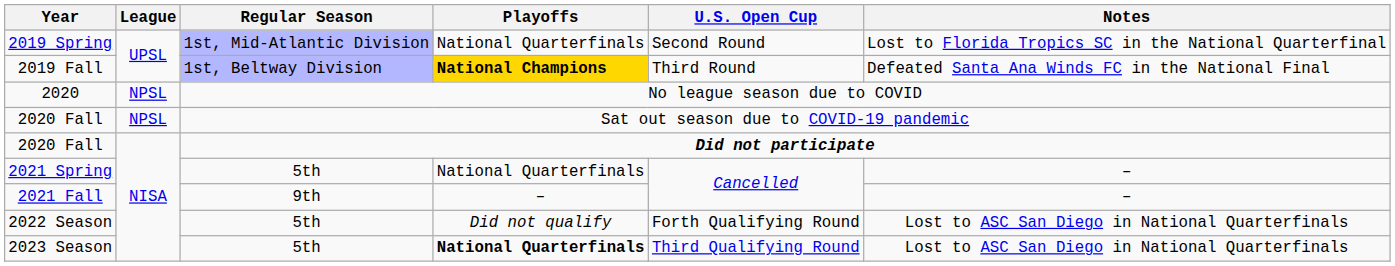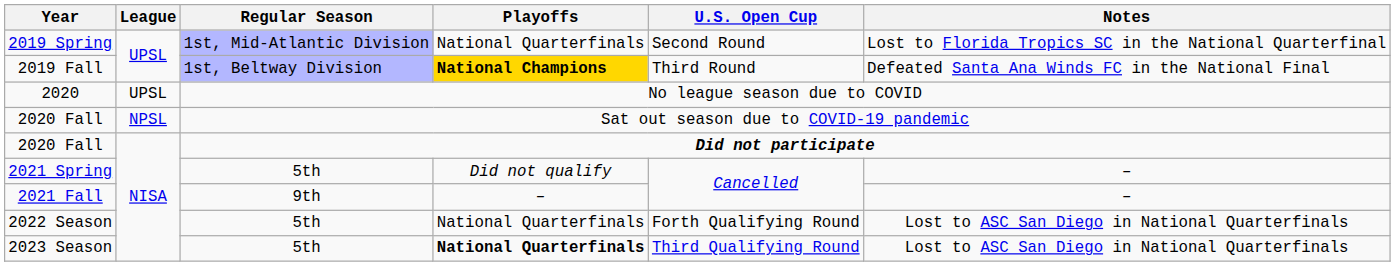(148, 94) NPSL -> (148, 94) UPSL
(541, 171) National Quarterfinals -> (541, 171) Did not qualify
(541, 223) Did not qualify -> (541, 223) National Quarterfinals
